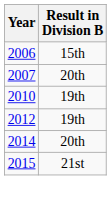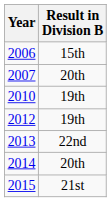+ row: (22, 141)
